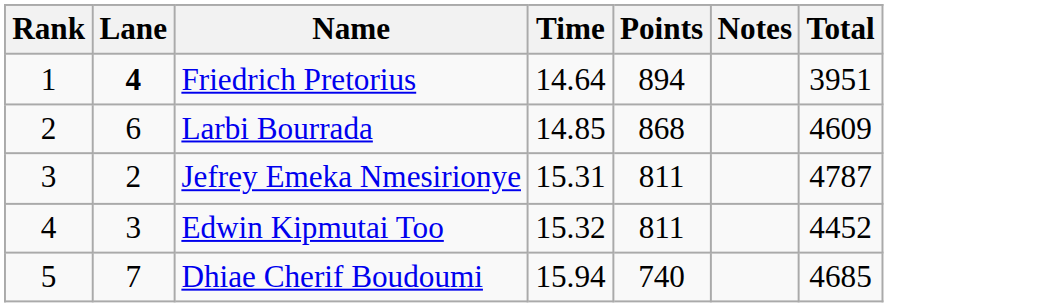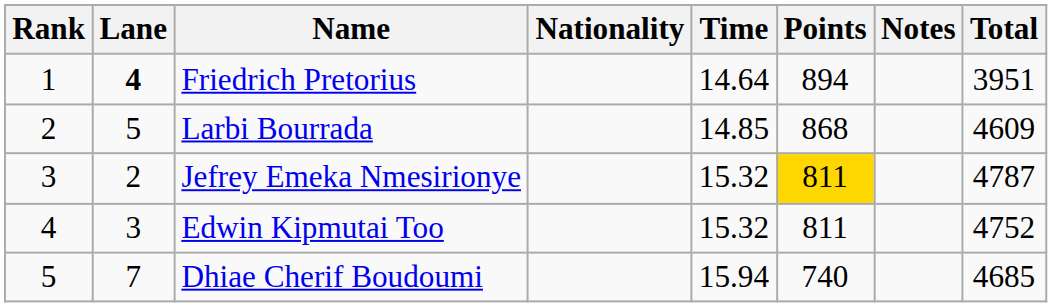+ column: (610, 29)
(133, 128) 6 -> (133, 128) 5
(570, 177) 15.31 -> (734, 177) 15.32
(662, 177) no background -> (825, 177) gold background
(841, 227) 4452 -> (1004, 227) 4752
